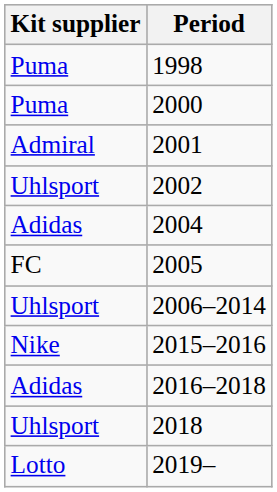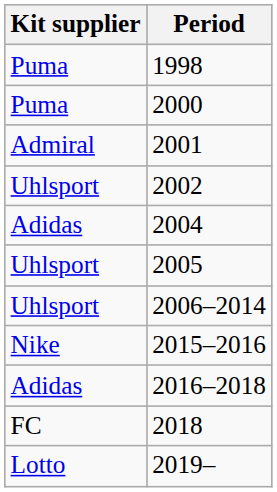(26, 265) FC -> (55, 265) Uhlsport
(55, 425) Uhlsport -> (26, 425) FC
